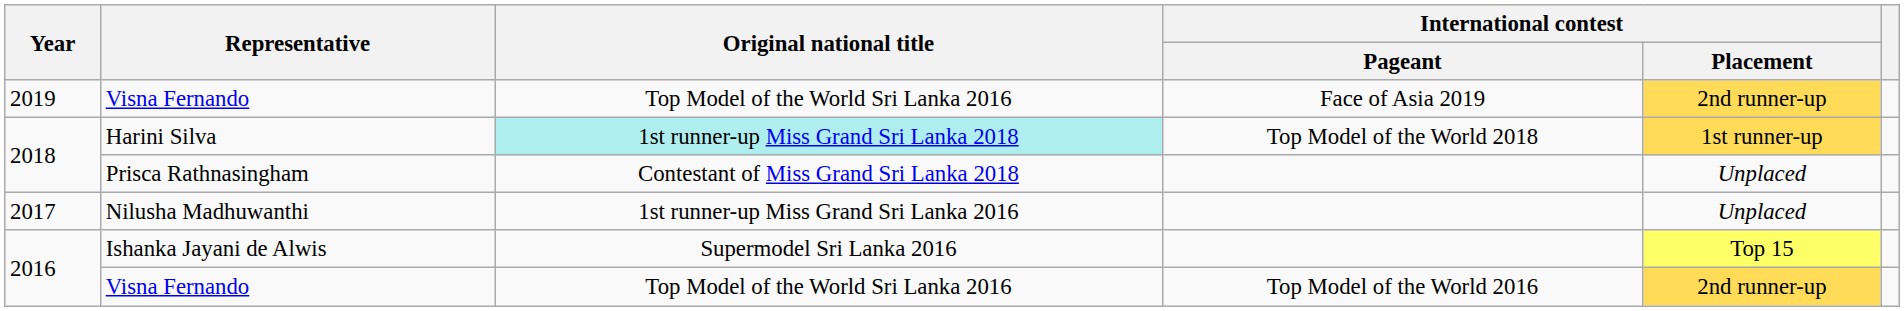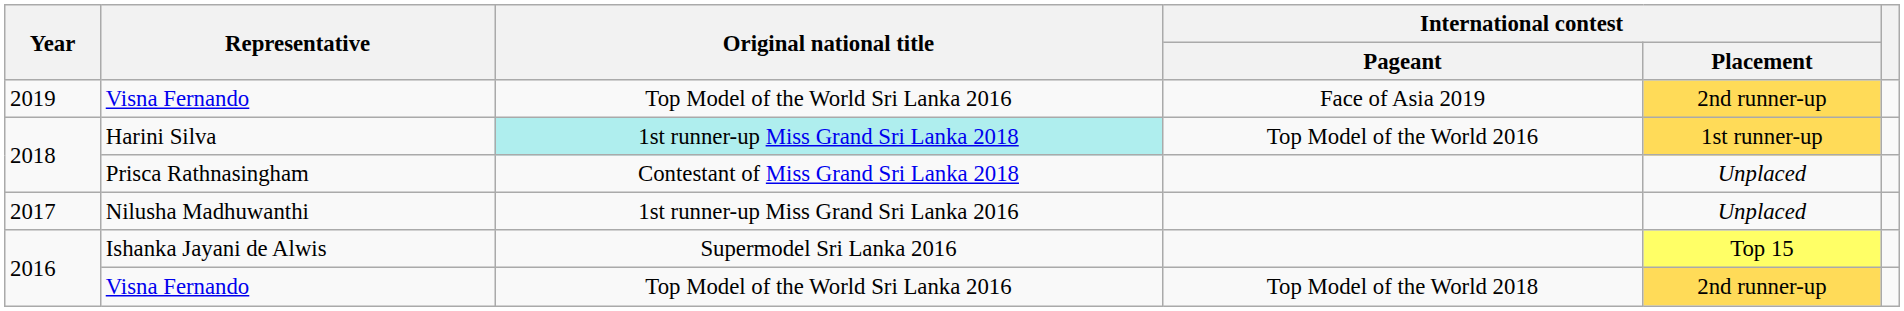(1402, 136) Top Model of the World 2018 -> (1402, 136) Top Model of the World 2016
(1402, 286) Top Model of the World 2016 -> (1402, 286) Top Model of the World 2018
